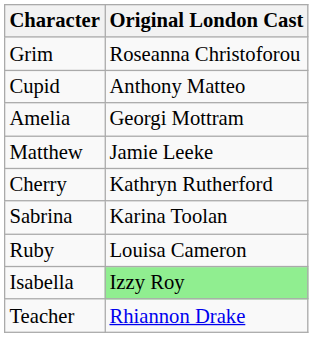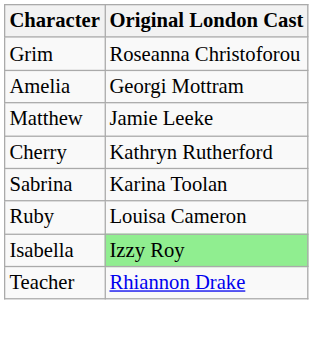- row: (35, 86)
